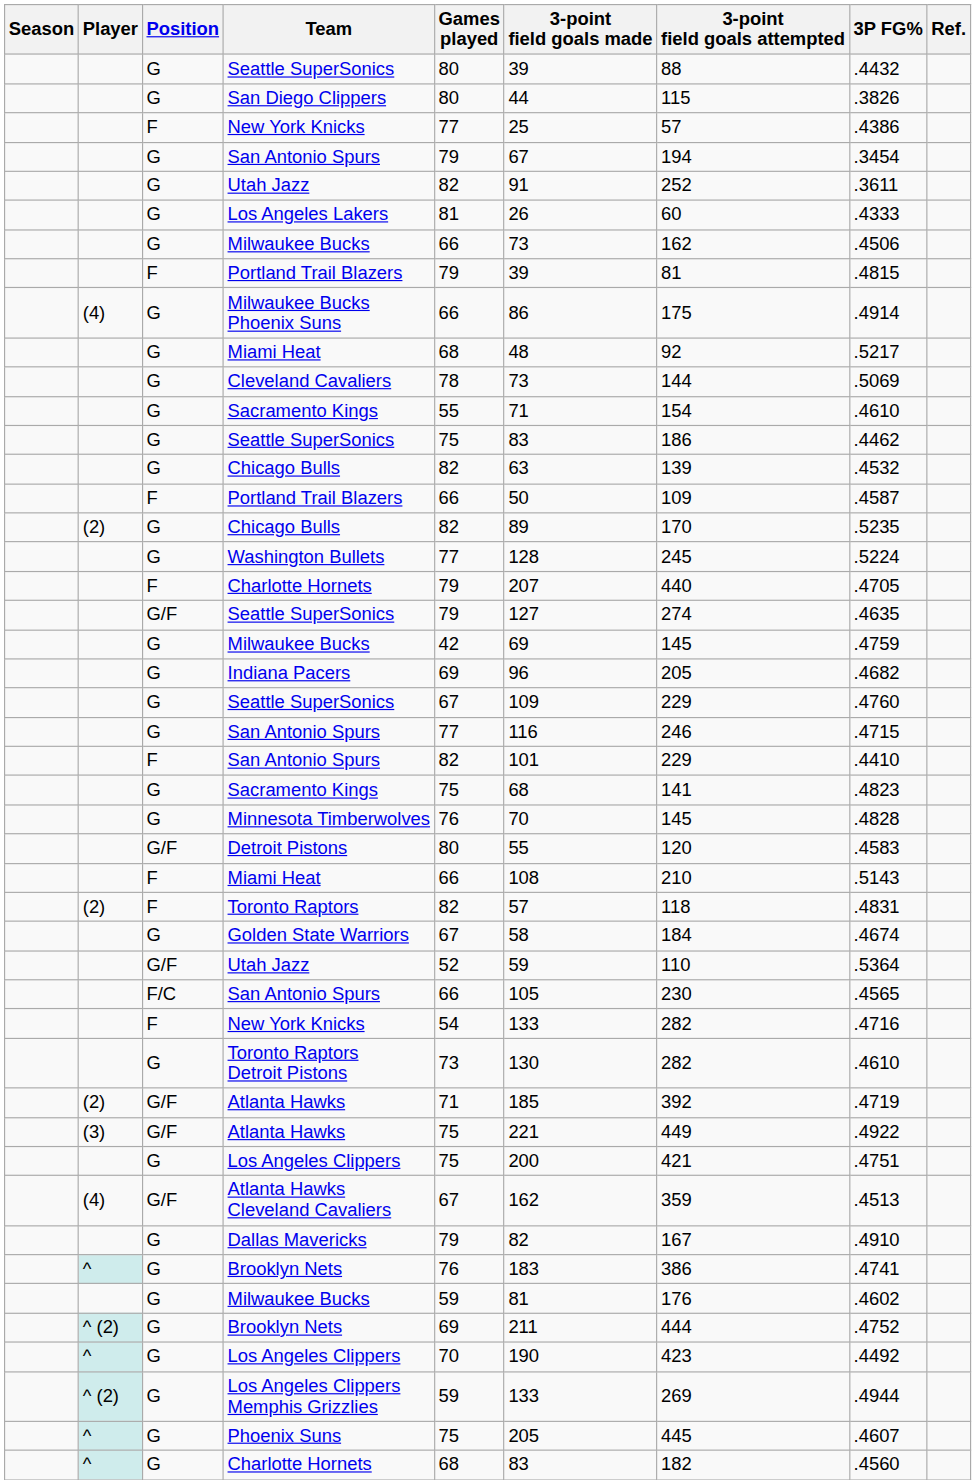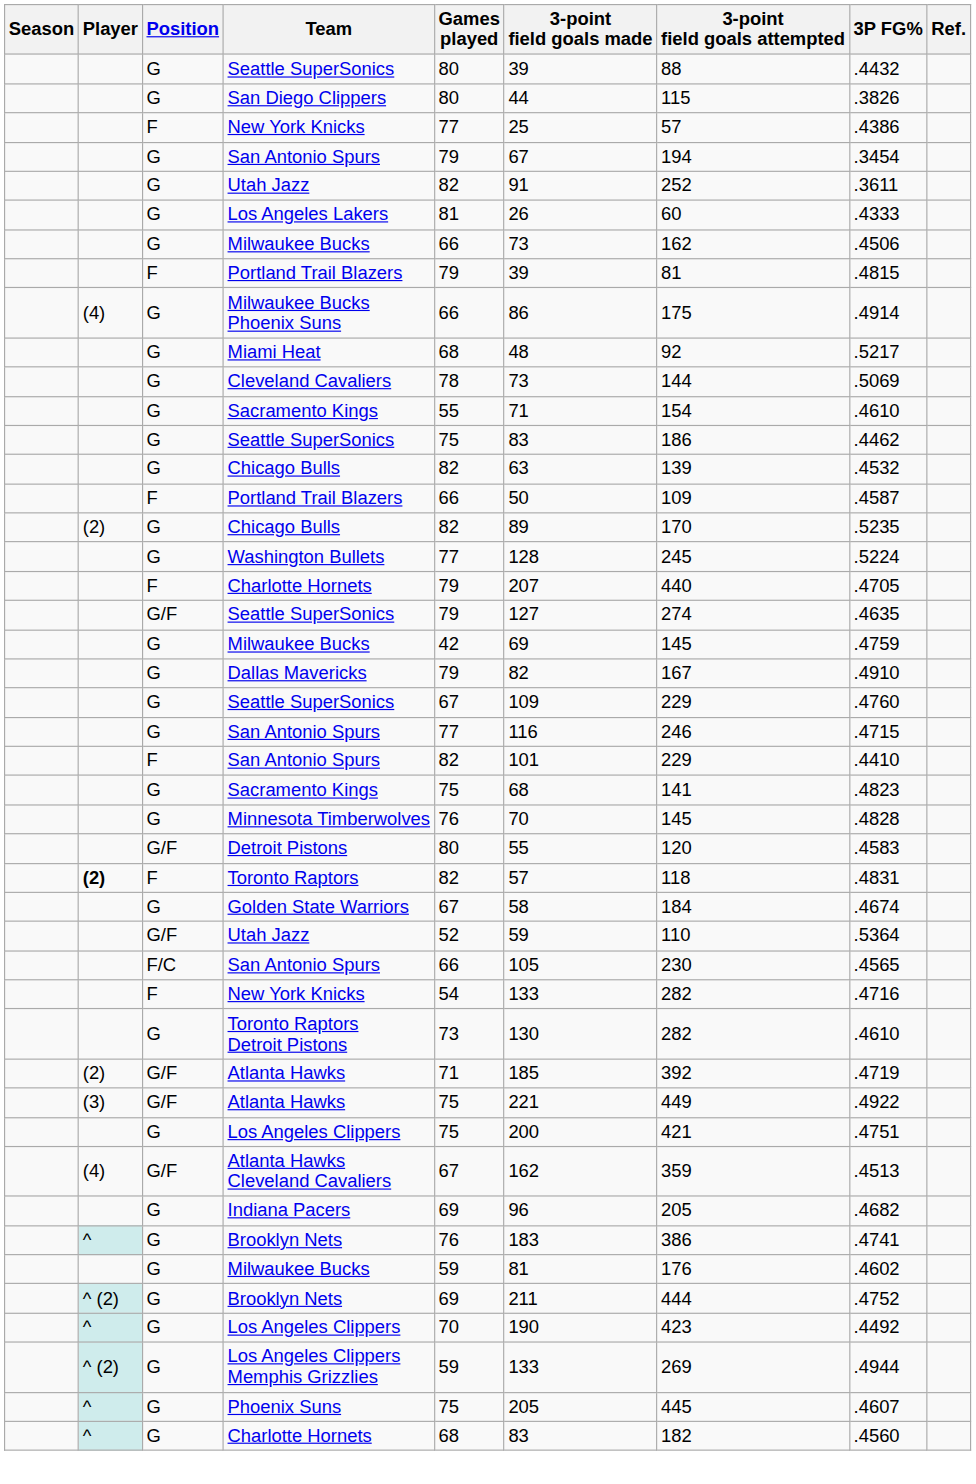rows swapped: (154, 1239) <-> (154, 673)
- row: (152, 877)
(94, 906) normal -> (94, 877) bold
